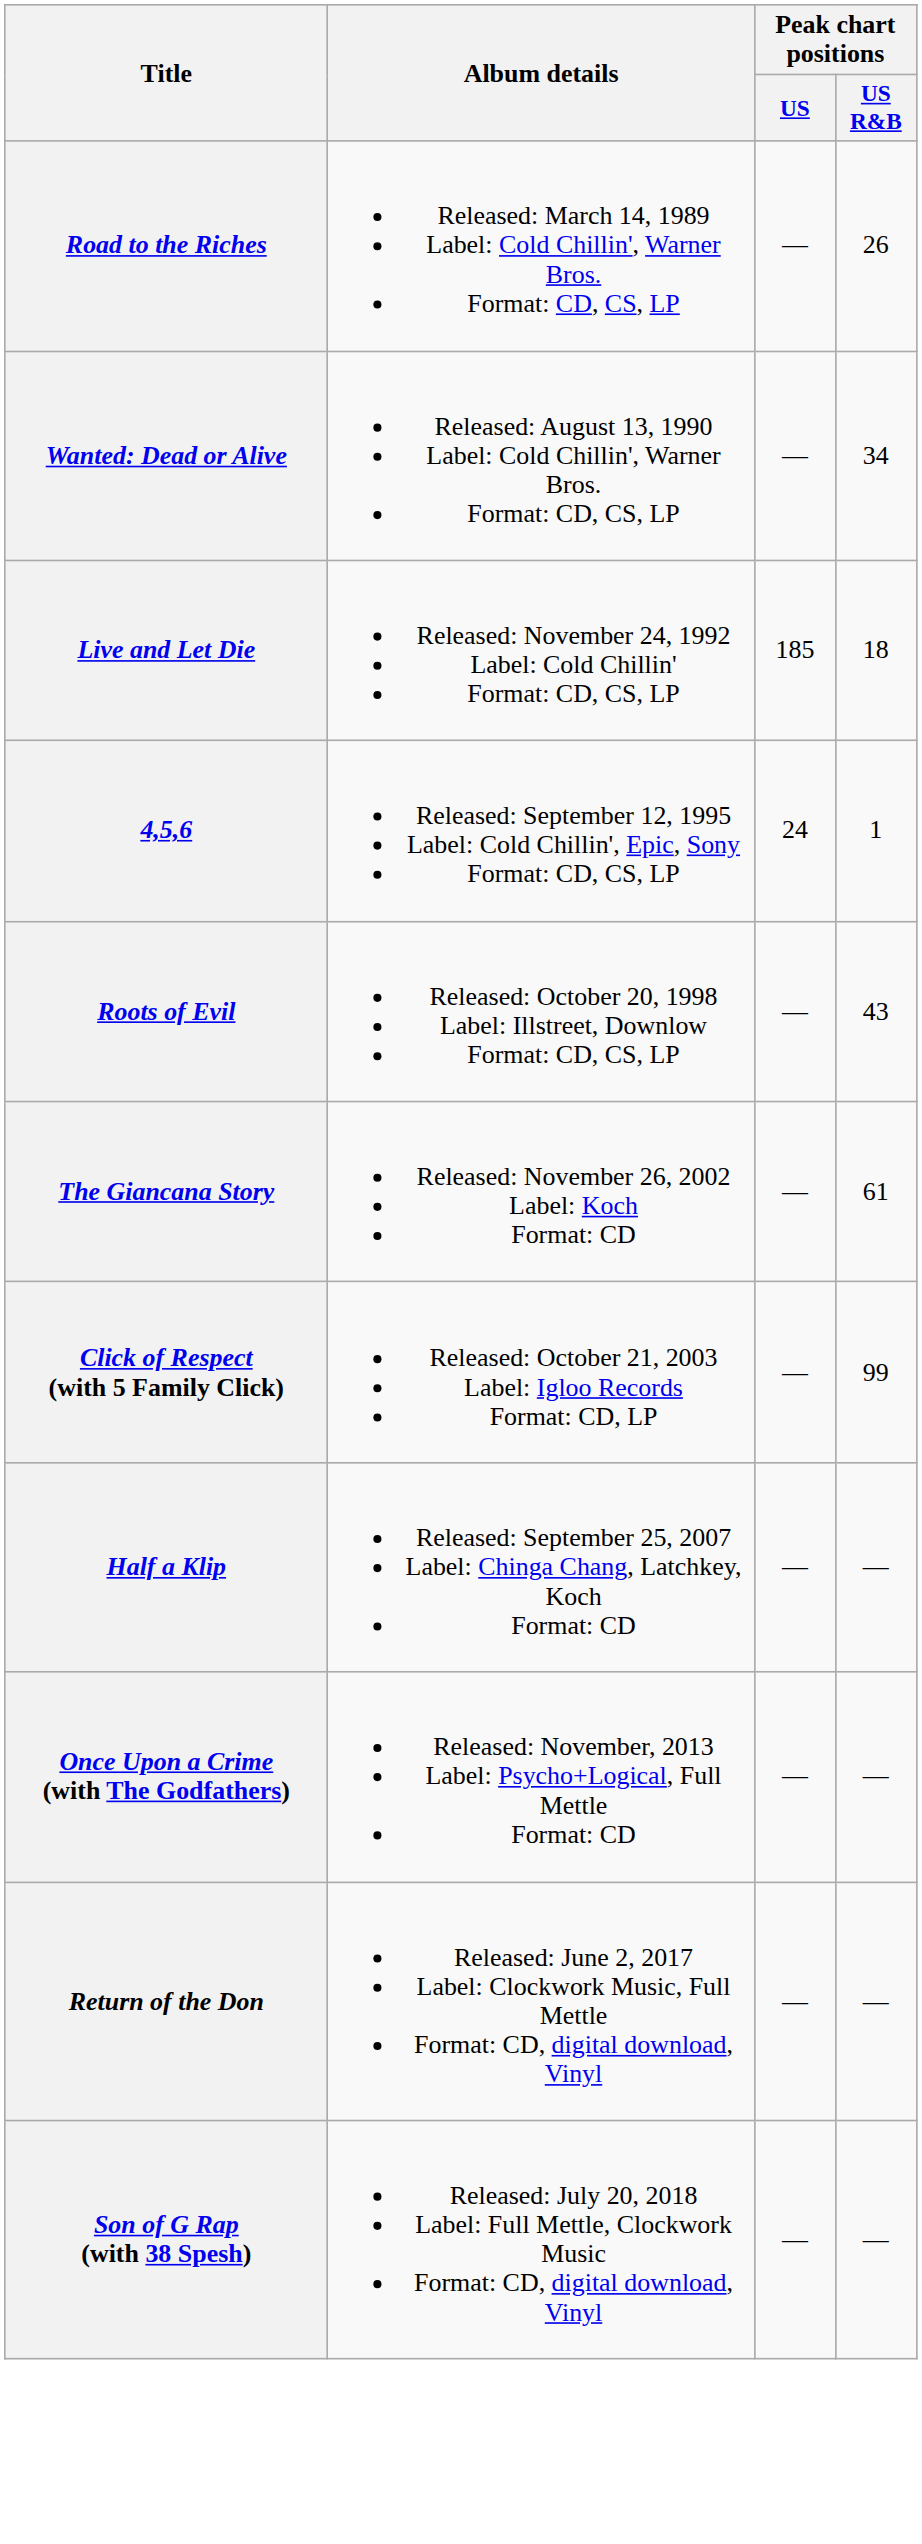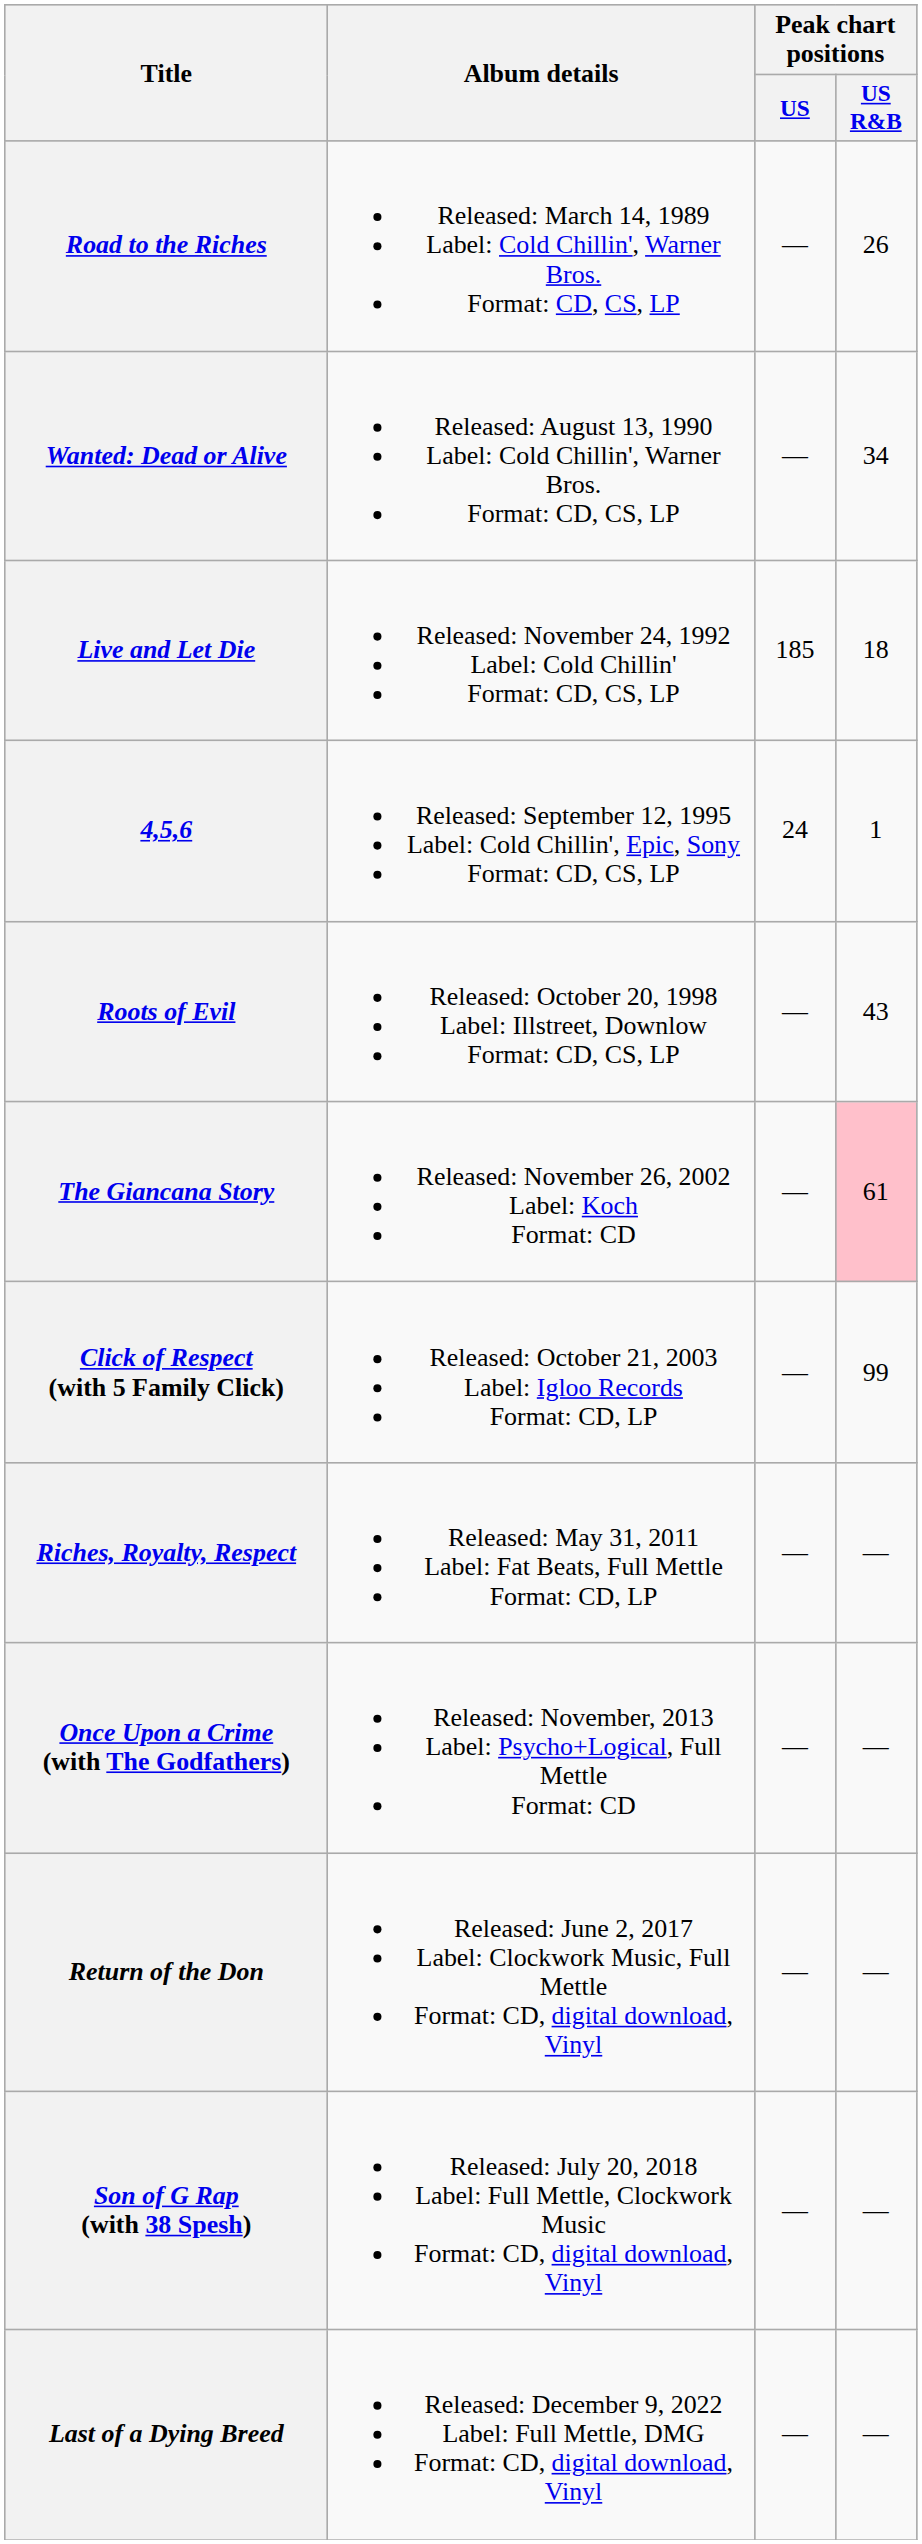(876, 1191) no background -> (876, 1191) pink background
- row: (166, 1566)
+ row: (166, 1552)
+ row: (166, 2434)
